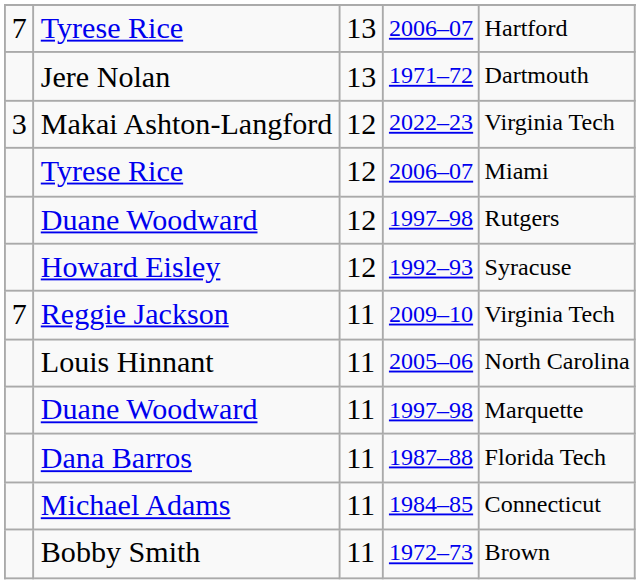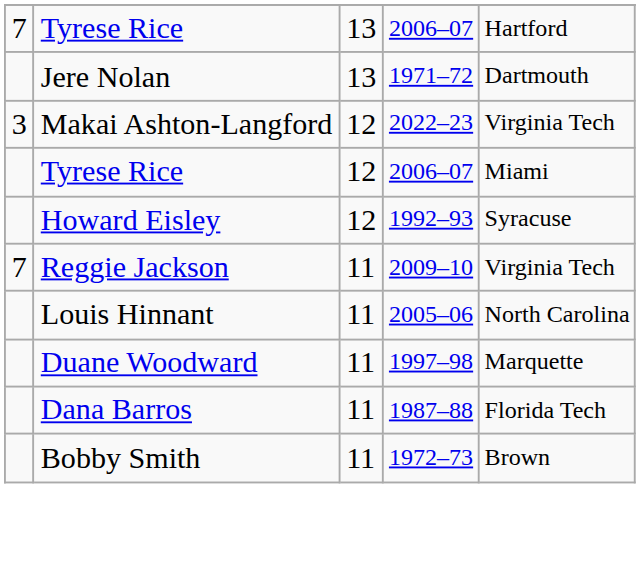- row: (149, 219)
- row: (136, 505)
